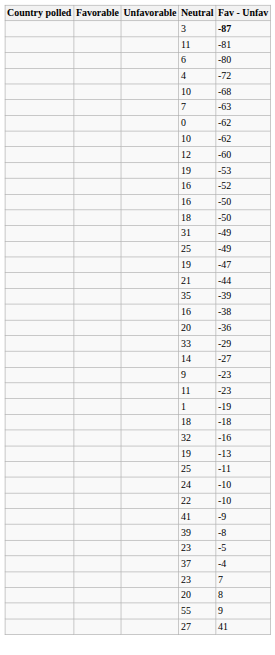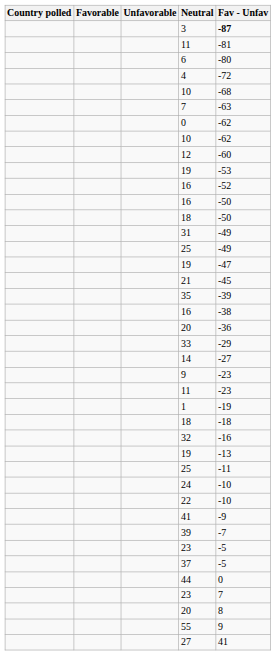(225, 280) -44 -> (225, 280) -45
(222, 532) -8 -> (222, 532) -7
(222, 563) -4 -> (222, 563) -5
+ row: (39, 579)
